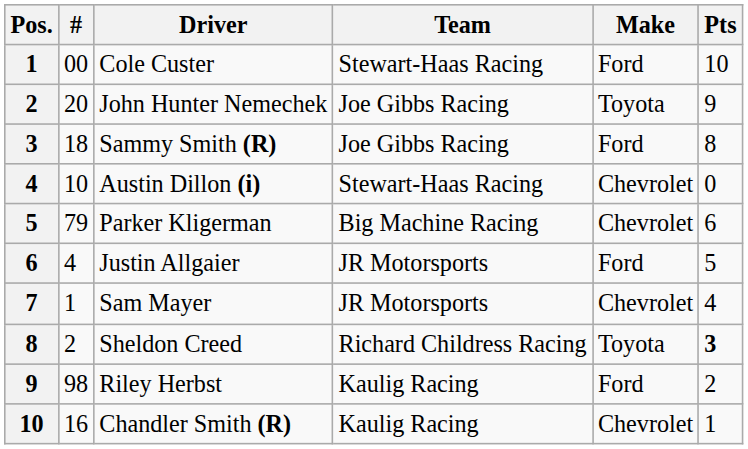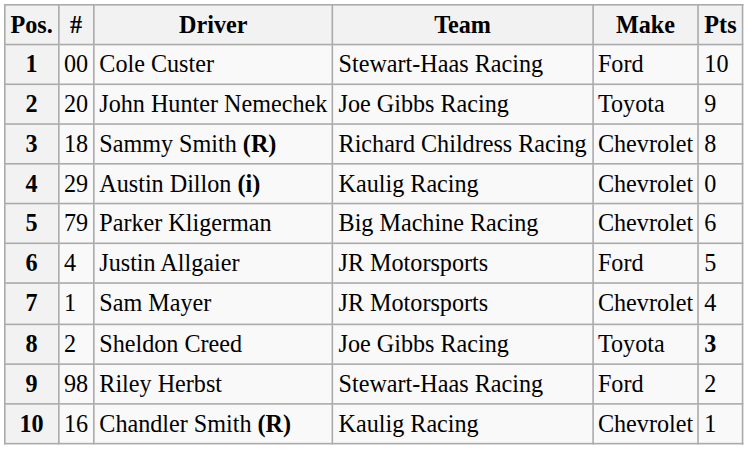(424, 144) Joe Gibbs Racing -> (463, 144) Richard Childress Racing
(621, 144) Ford -> (646, 144) Chevrolet
(76, 184) 10 -> (76, 184) 29
(441, 184) Stewart-Haas Racing -> (409, 184) Kaulig Racing
(463, 343) Richard Childress Racing -> (424, 343) Joe Gibbs Racing
(409, 383) Kaulig Racing -> (441, 383) Stewart-Haas Racing
